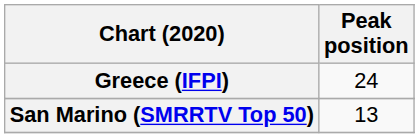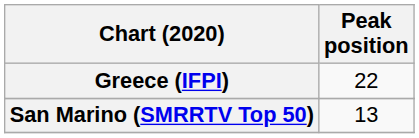(366, 80) 24 -> (366, 80) 22
